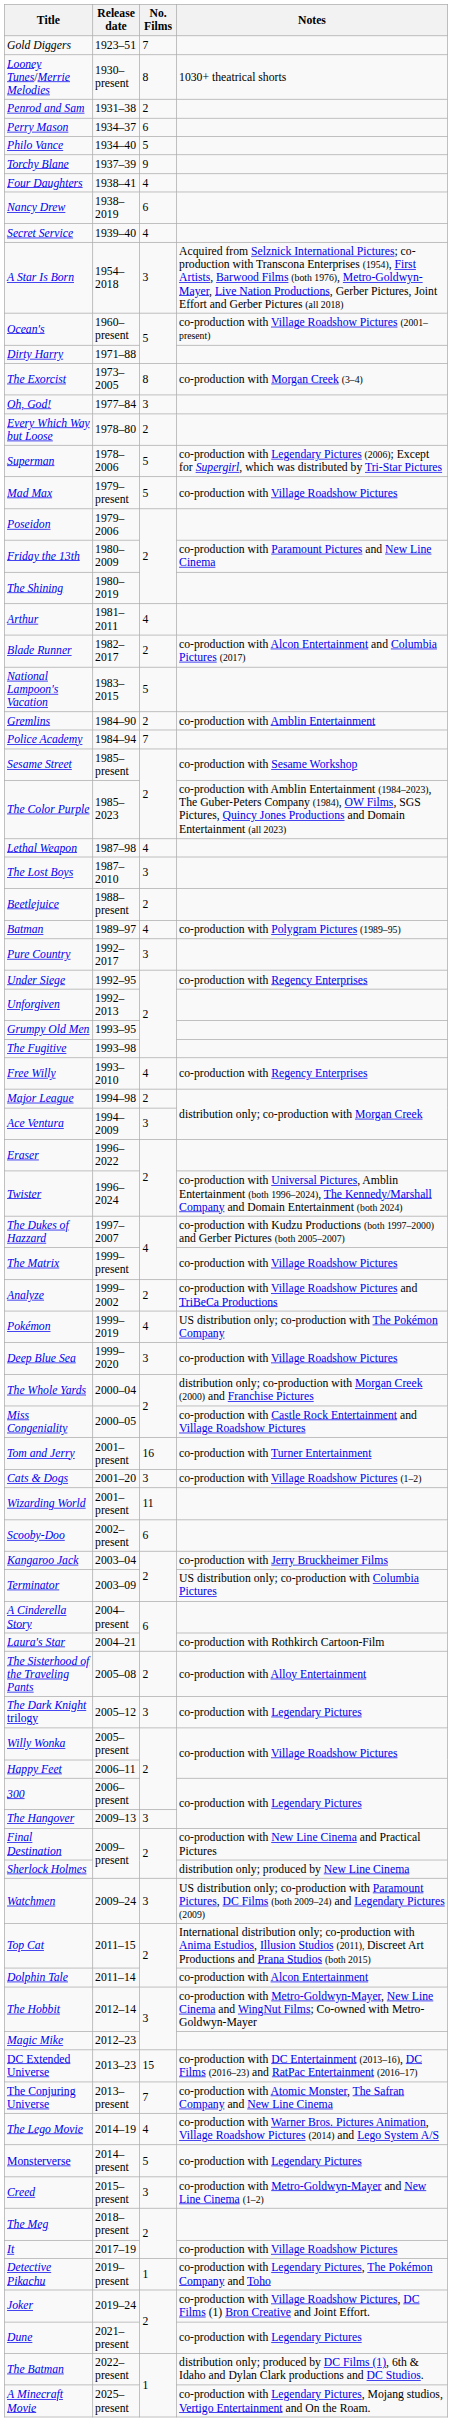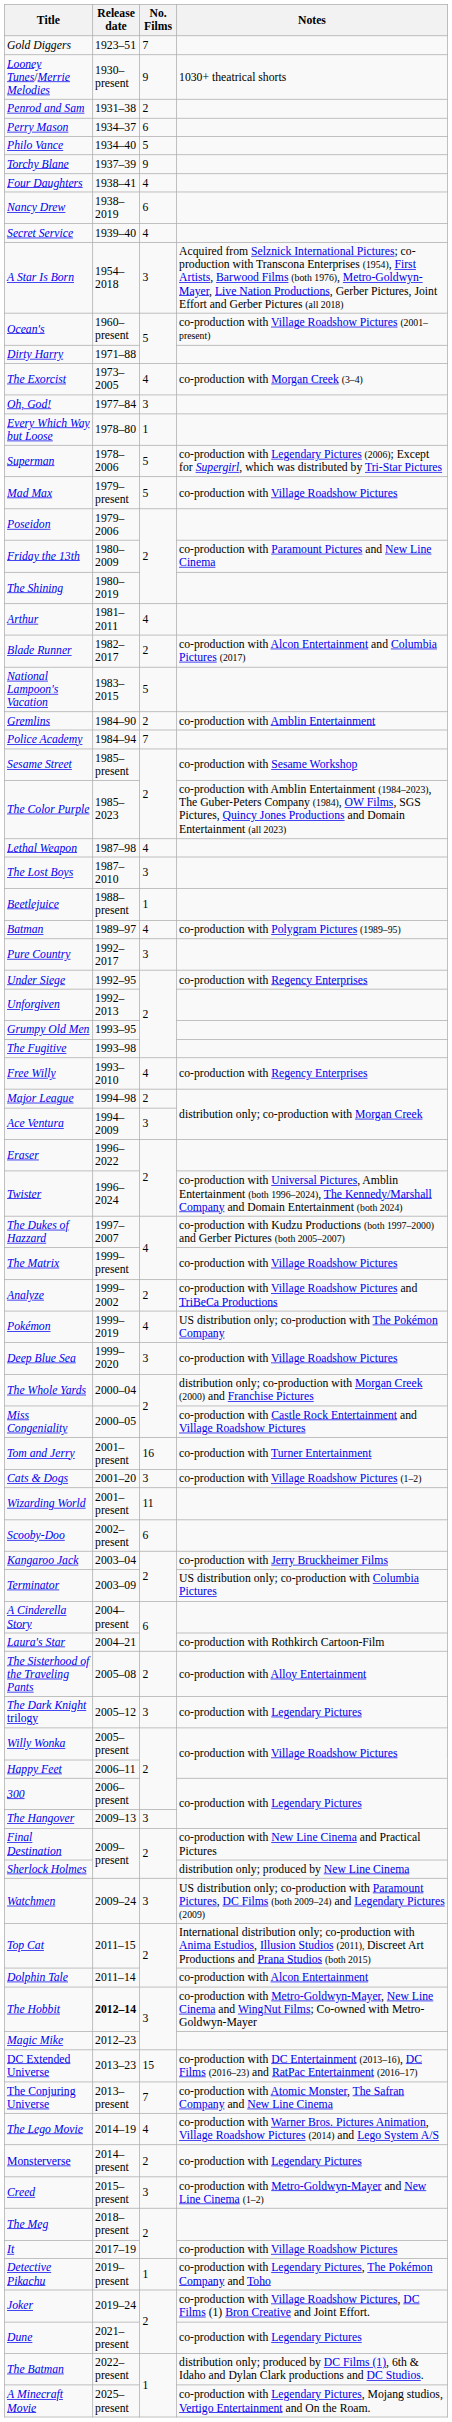(145, 77) 8 -> (145, 77) 9
(145, 379) 8 -> (145, 379) 4
(145, 429) 2 -> (145, 429) 1
(145, 904) 2 -> (145, 904) 1
(116, 2009) normal -> (116, 2009) bold
(145, 2160) 5 -> (145, 2160) 2
